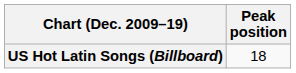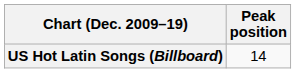(258, 56) 18 -> (258, 56) 14
